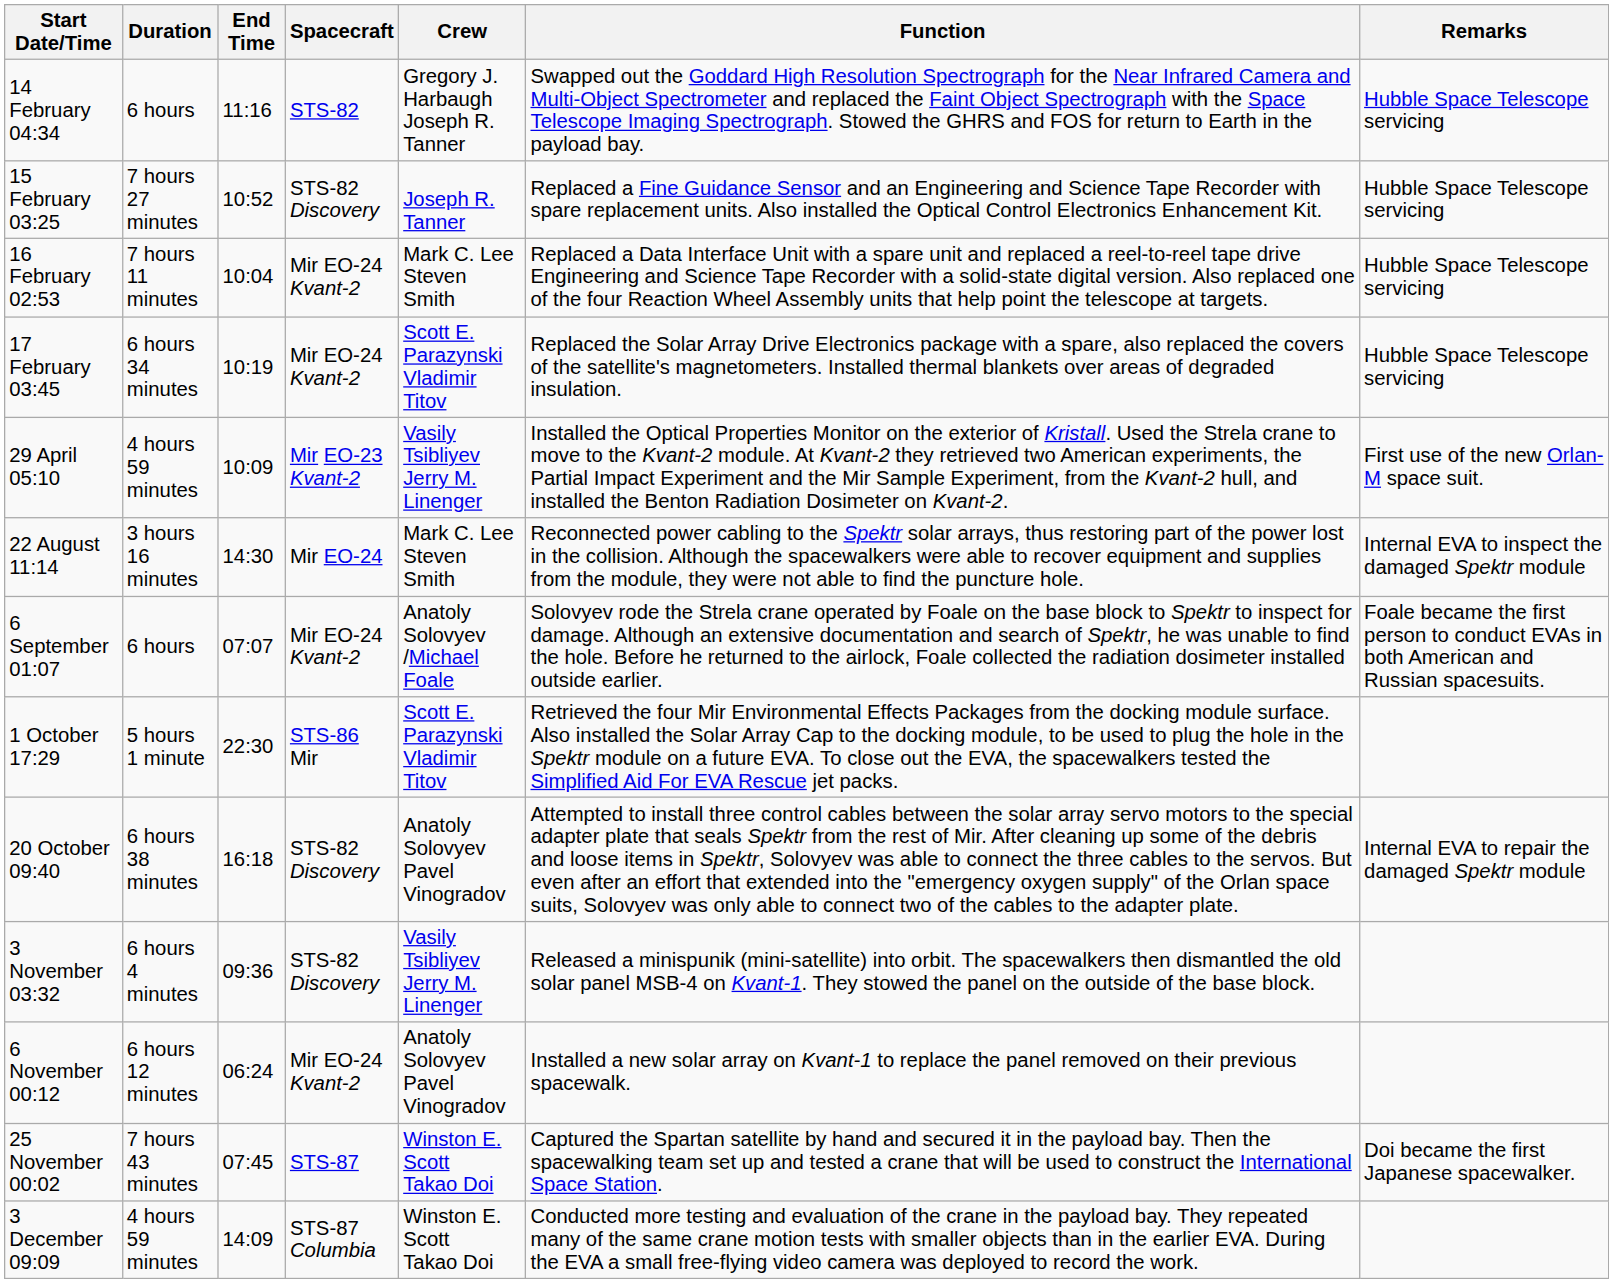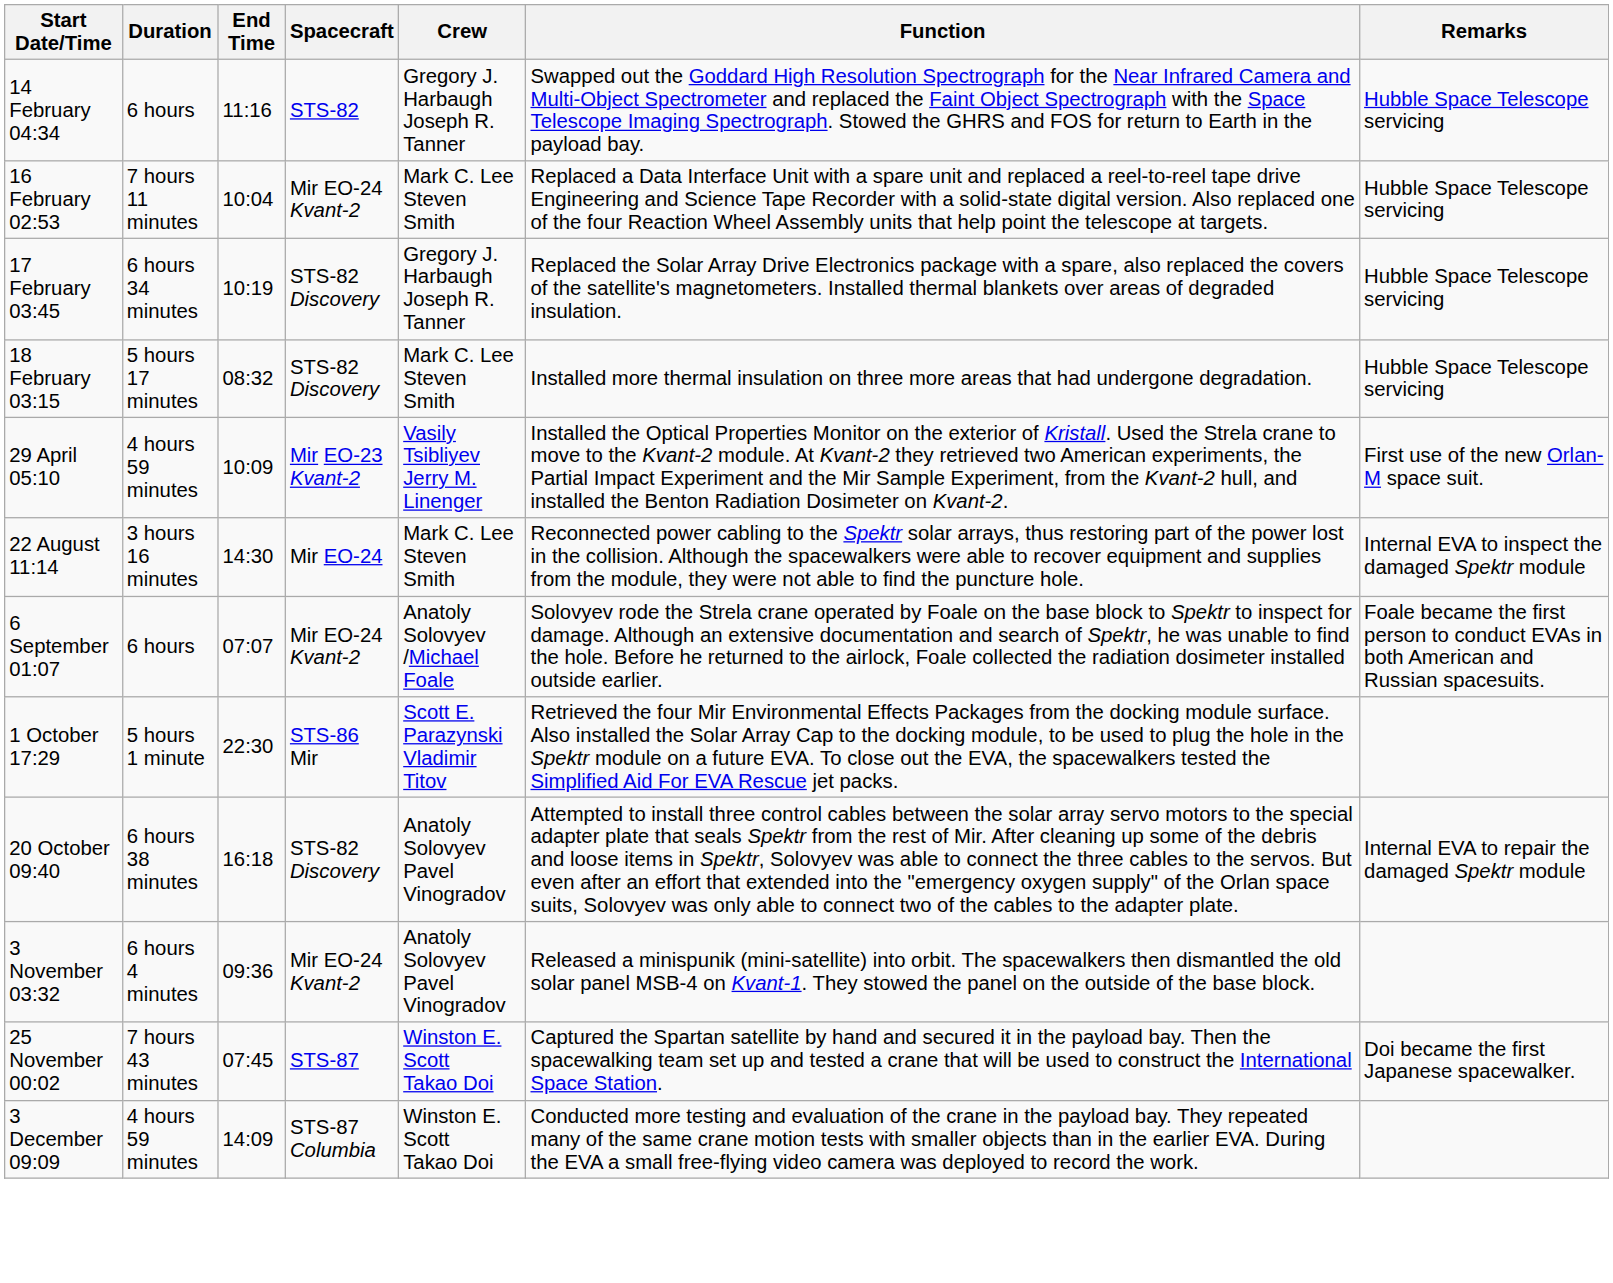- row: (50, 199)
(336, 366) Mir EO-24 Kvant-2 -> (335, 288) STS-82 Discovery
(453, 366) Scott E. Parazynski Vladimir Titov -> (451, 288) Gregory J. Harbaugh Joseph R. Tanner
+ row: (50, 378)
(335, 971) STS-82 Discovery -> (336, 971) Mir EO-24 Kvant-2
(443, 971) Vasily Tsibliyev Jerry M. Linenger -> (454, 971) Anatoly Solovyev Pavel Vinogradov
- row: (56, 1072)
